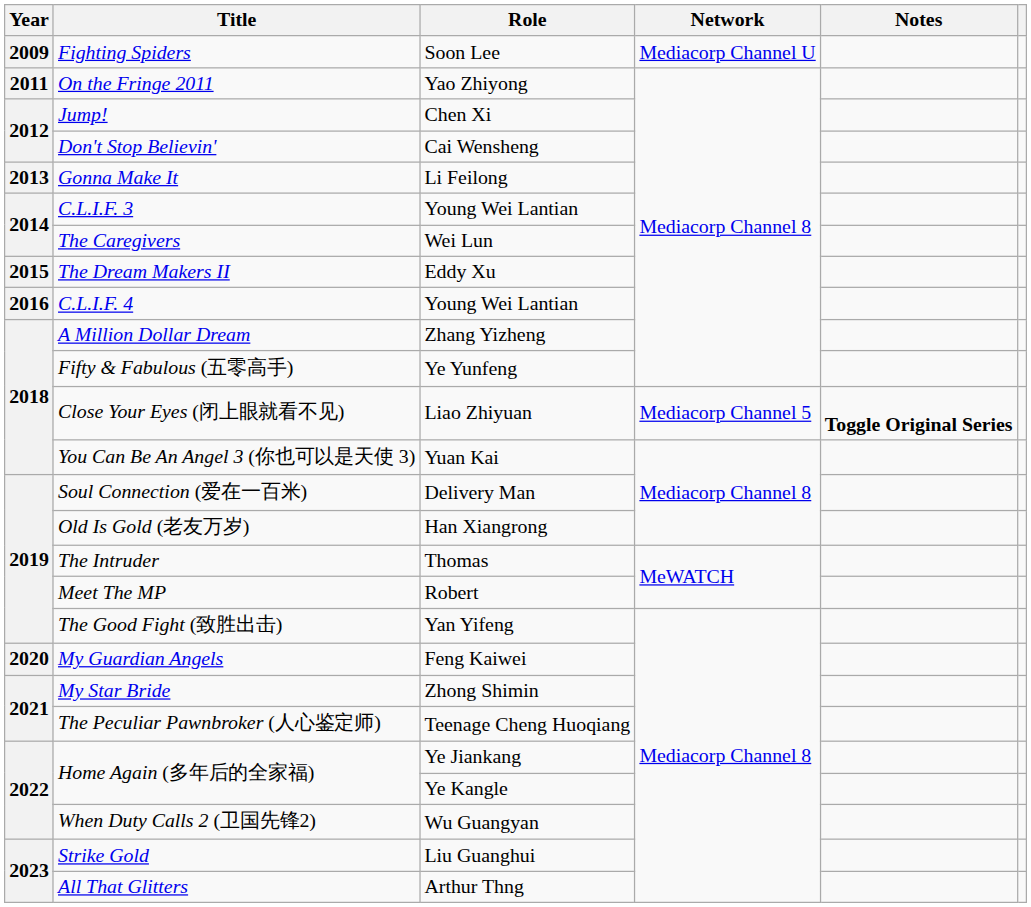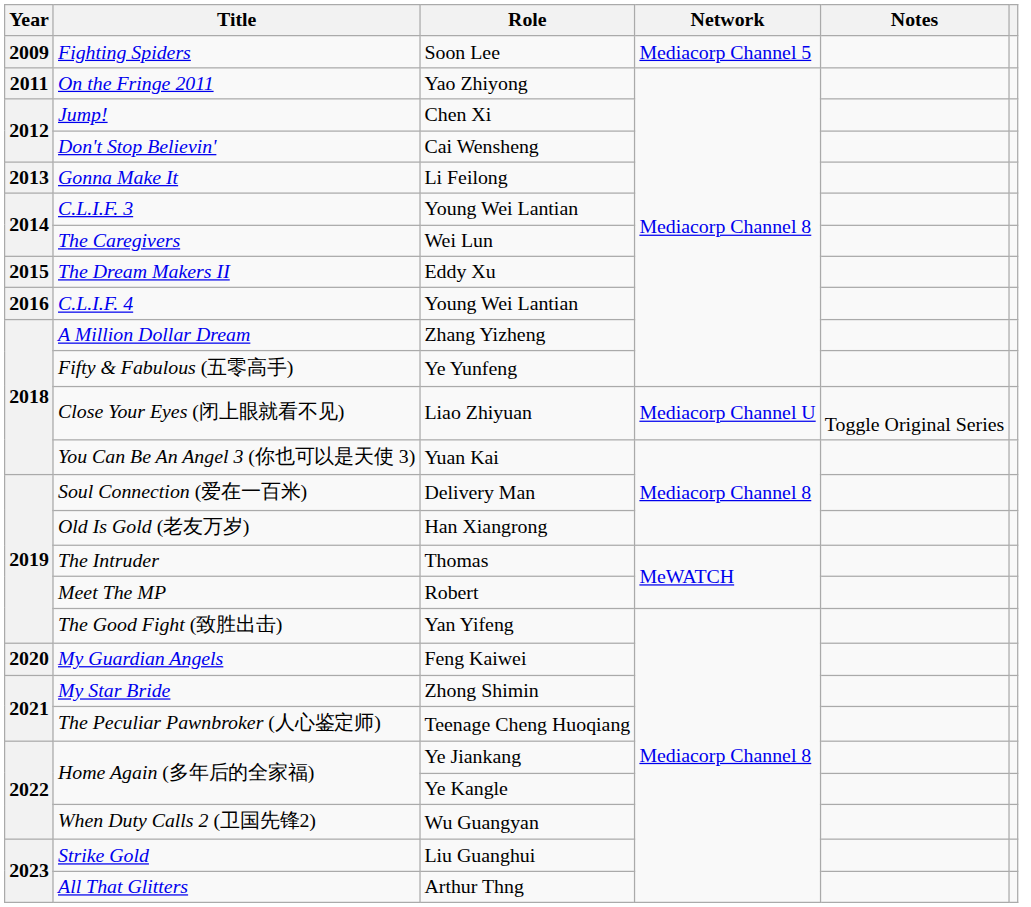(728, 51) Mediacorp Channel U -> (725, 51) Mediacorp Channel 5
(725, 412) Mediacorp Channel 5 -> (728, 412) Mediacorp Channel U
(919, 423) bold -> (915, 423) normal
